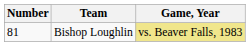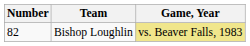(13, 32) 81 -> (13, 32) 82
